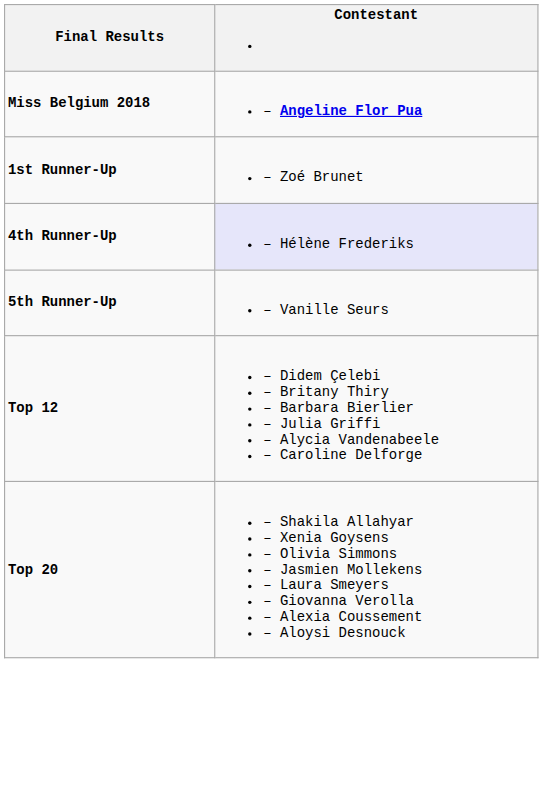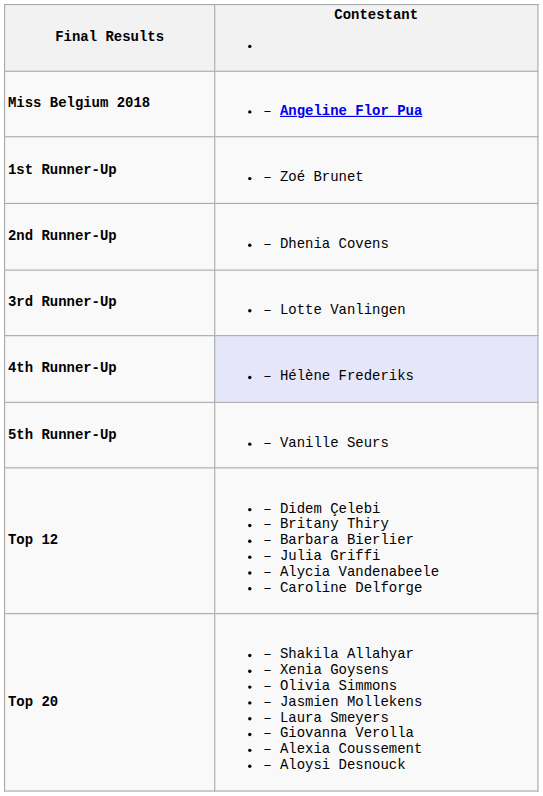+ row: (62, 237)
+ row: (62, 303)
